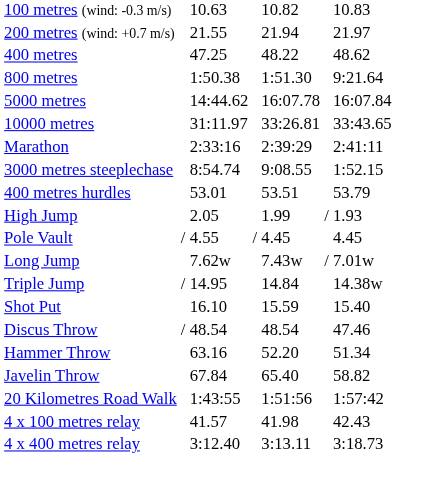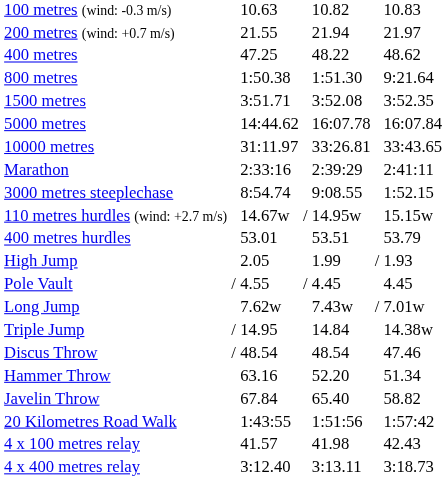+ row: (45, 100)
+ row: (116, 215)
- row: (33, 306)
